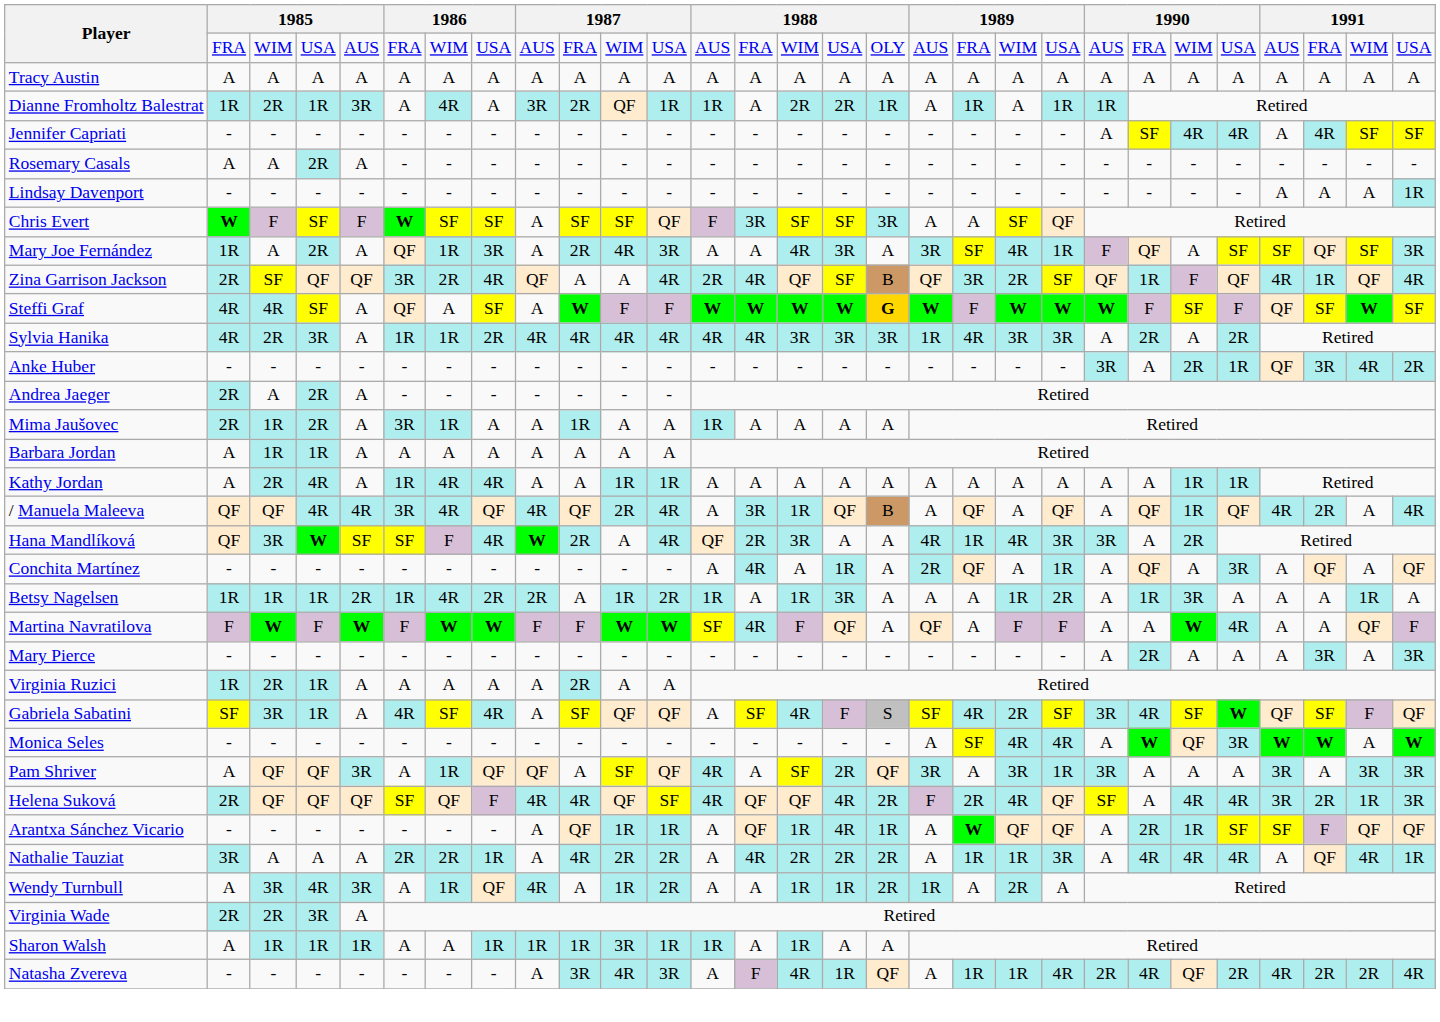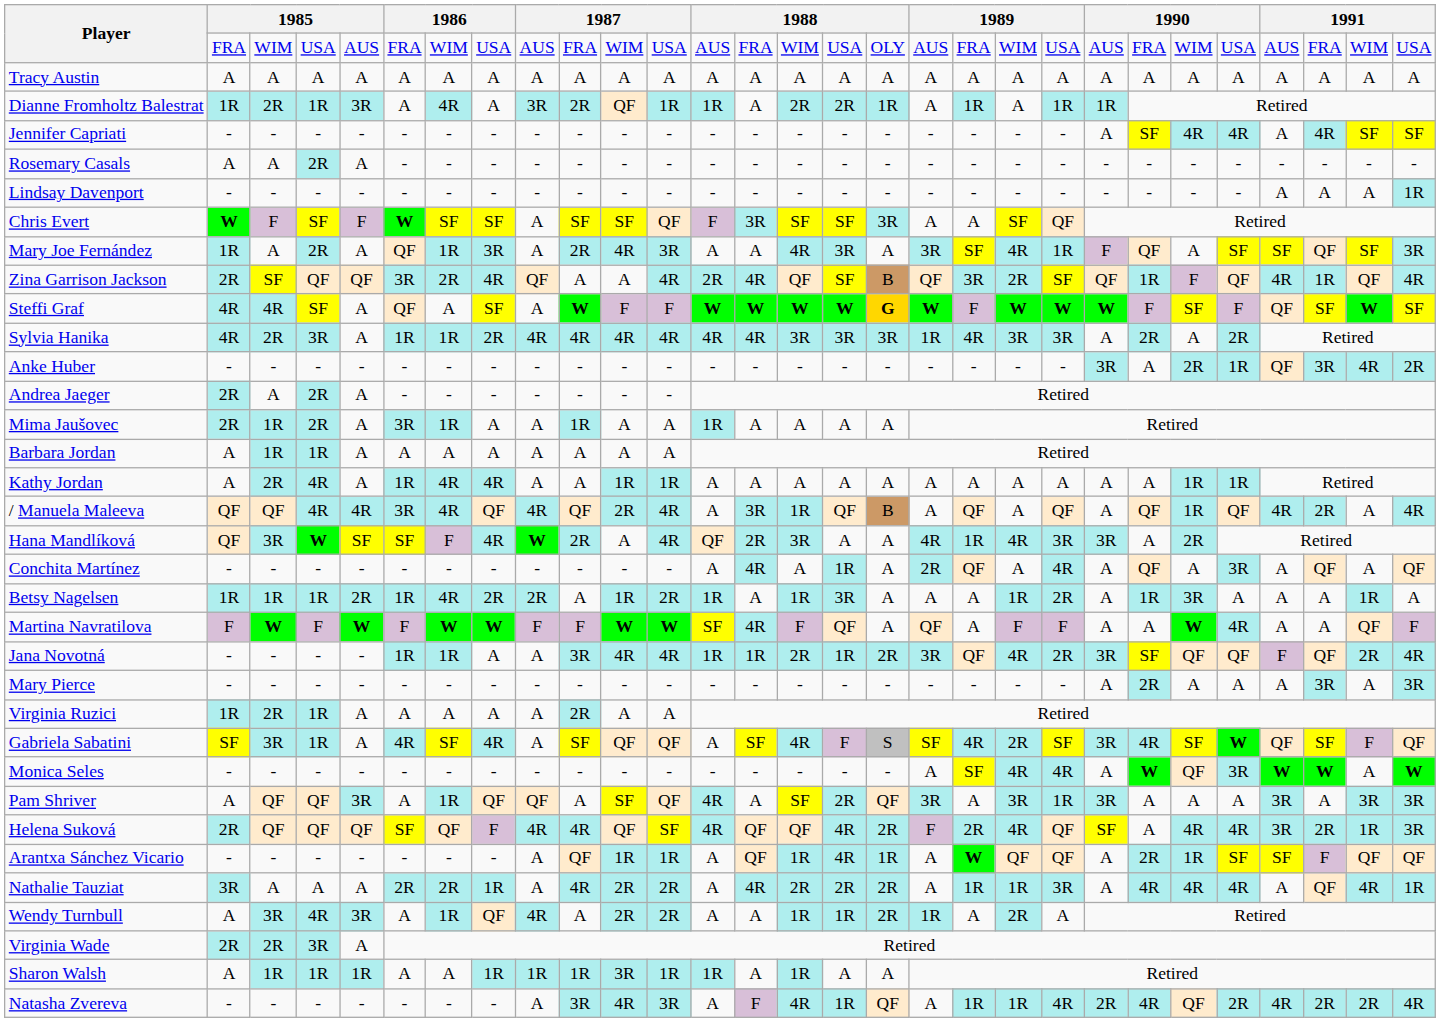(1063, 568) 1R -> (1063, 568) 4R
+ row: (57, 655)
(624, 886) 1R -> (624, 915) 2R
